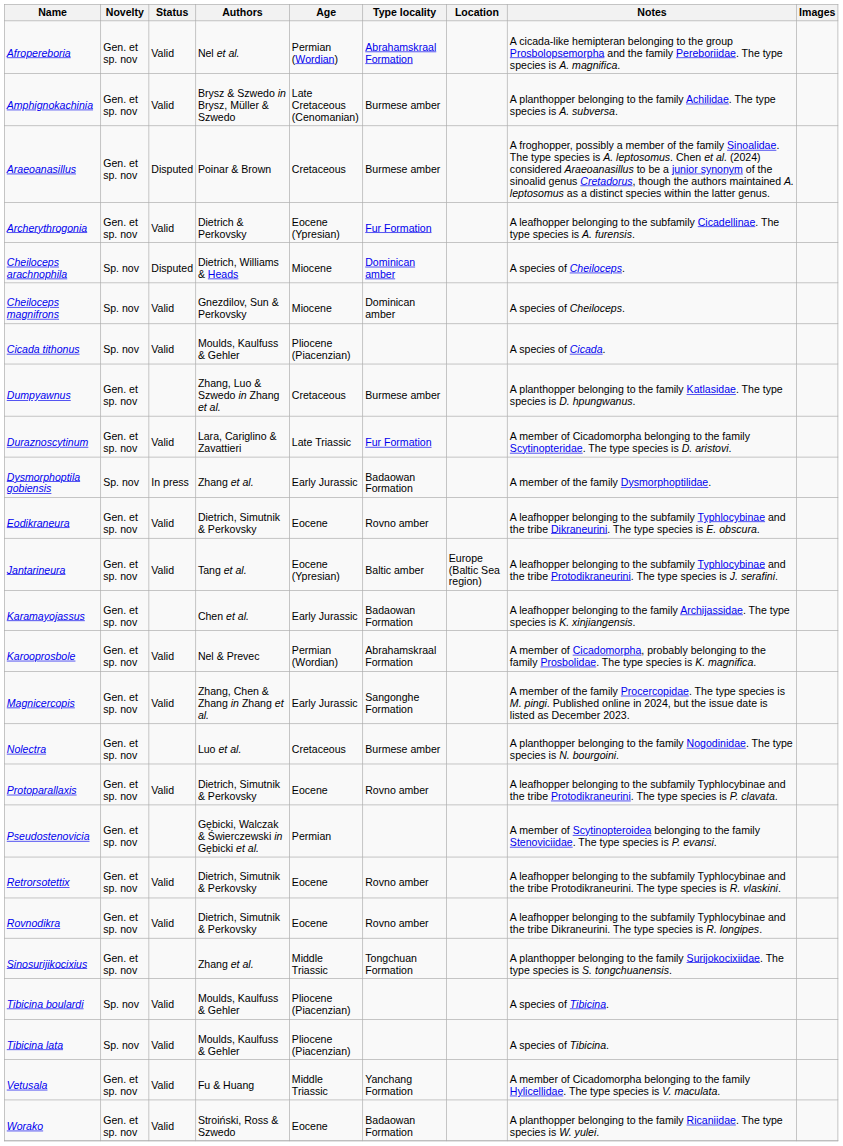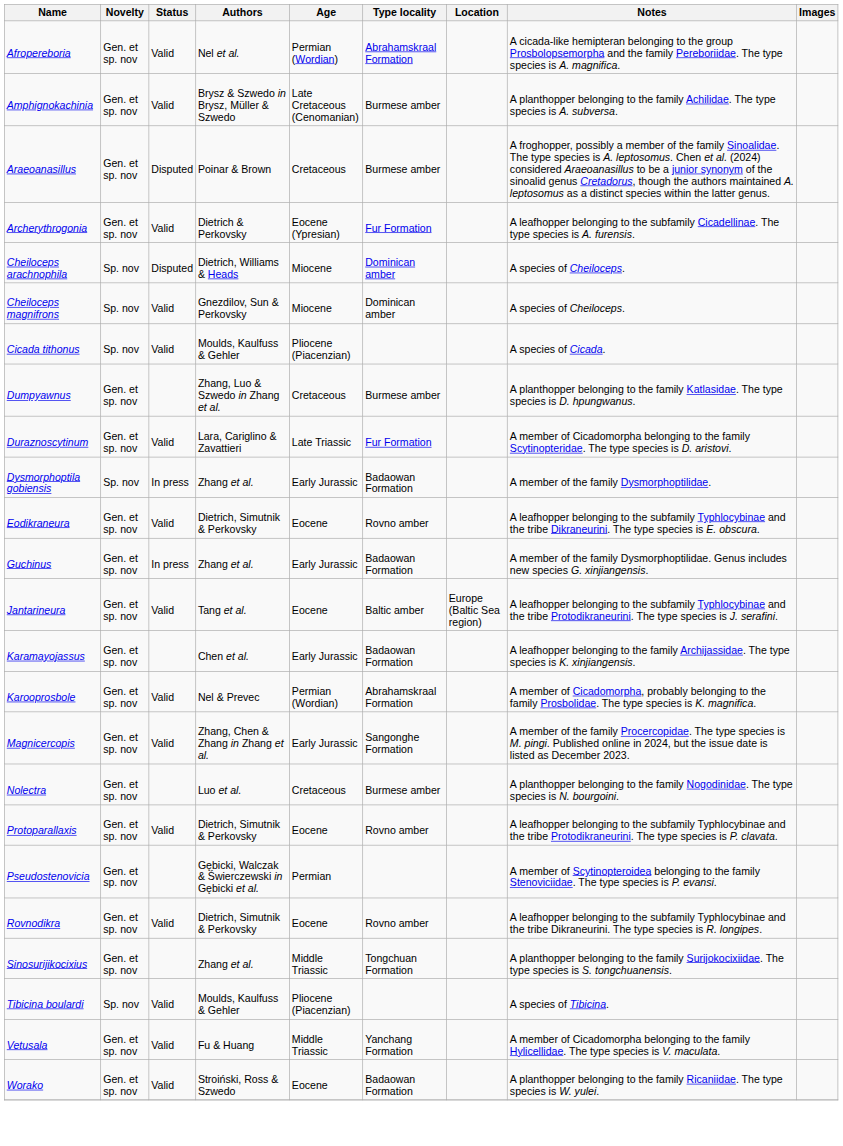+ row: (29, 564)
(316, 570) Eocene (Ypresian) -> (310, 610) Eocene
- row: (38, 883)
- row: (35, 1045)
